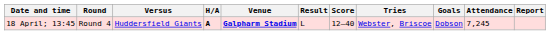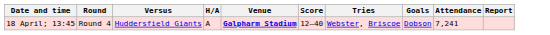- column: (314, 11)
(208, 23) bold -> (208, 23) normal
(478, 23) 7,245 -> (447, 23) 7,241
